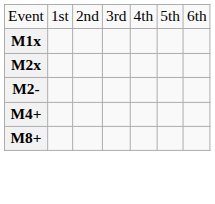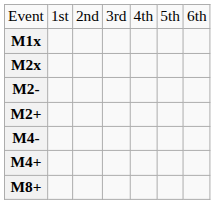+ row: (26, 114)
+ row: (26, 138)
